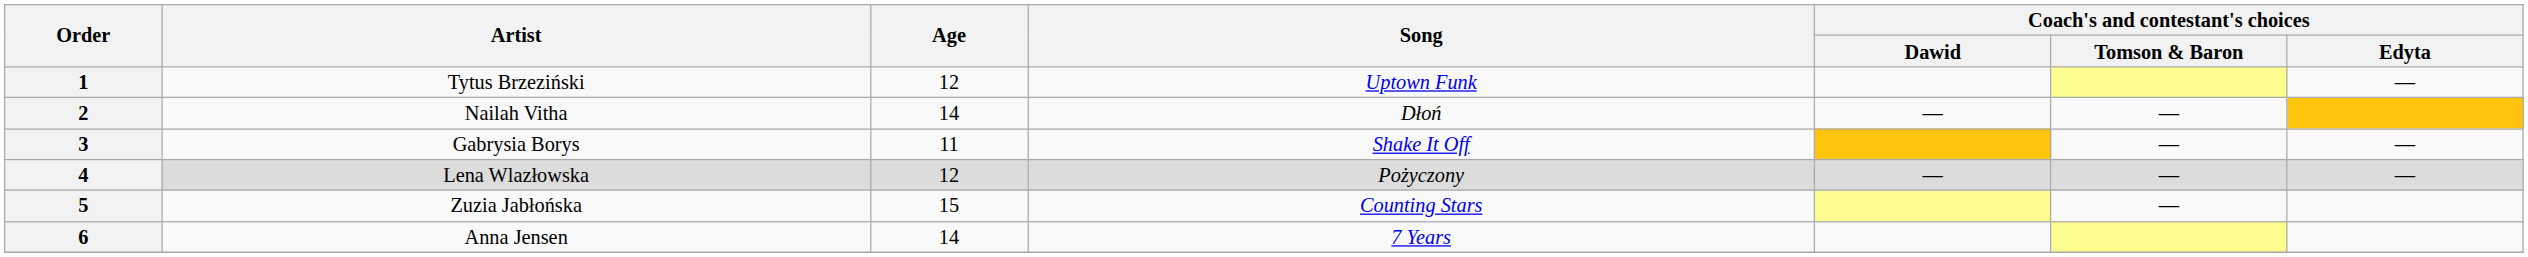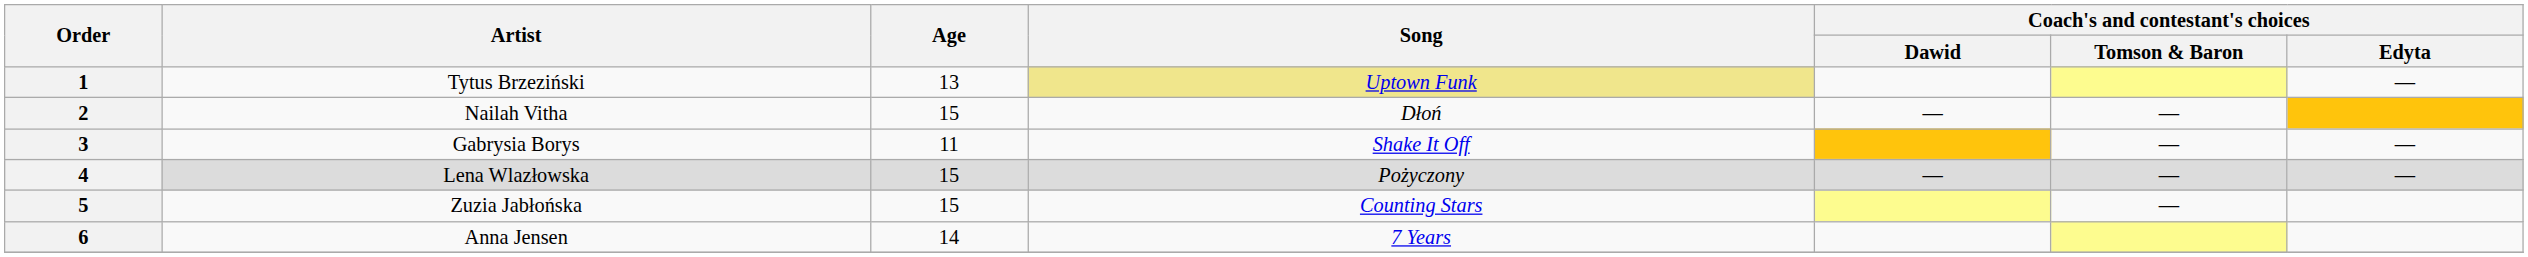(949, 82) 12 -> (949, 82) 13
(1421, 82) no background -> (1421, 82) khaki background
(949, 113) 14 -> (949, 113) 15
(949, 175) 12 -> (949, 175) 15
